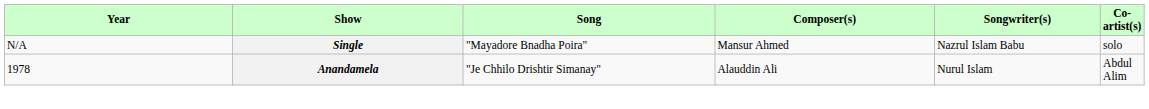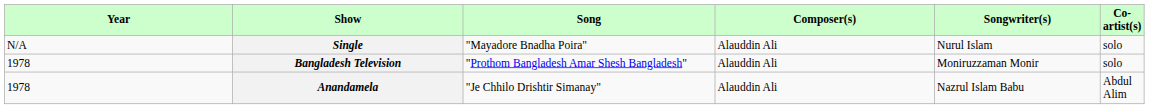(753, 44) Mansur Ahmed -> (747, 44) Alauddin Ali
(981, 44) Nazrul Islam Babu -> (965, 44) Nurul Islam
+ row: (348, 63)
(965, 69) Nurul Islam -> (981, 87) Nazrul Islam Babu
